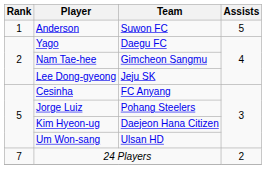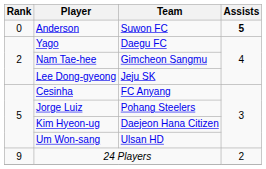(19, 28) 1 -> (19, 28) 0
(241, 28) normal -> (241, 28) bold
(19, 156) 7 -> (19, 156) 9
